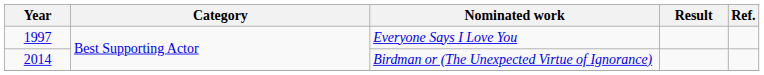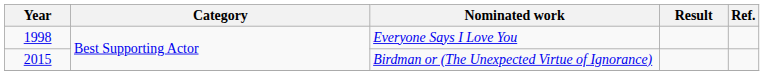(38, 37) 1997 -> (38, 37) 1998
(38, 59) 2014 -> (38, 59) 2015
